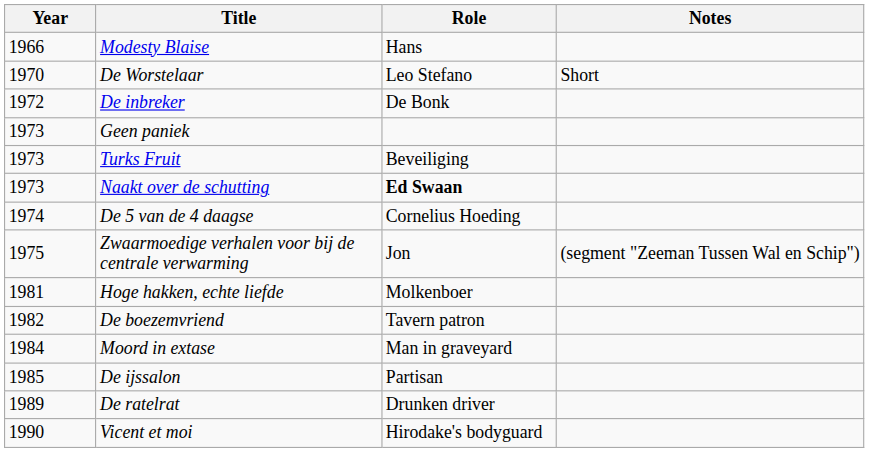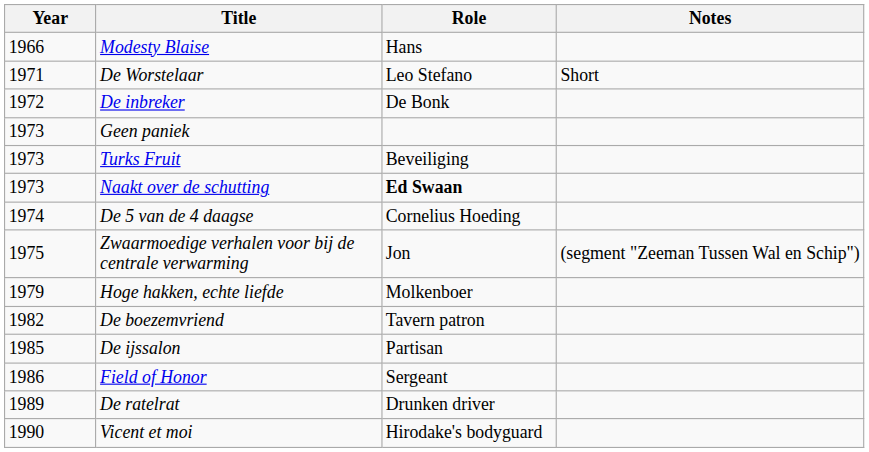(26, 74) 1970 -> (26, 74) 1971
(26, 292) 1981 -> (26, 292) 1979
- row: (157, 348)
+ row: (153, 376)
